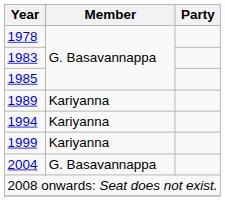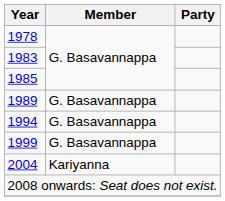(79, 100) Kariyanna -> (102, 100) G. Basavannappa
(79, 121) Kariyanna -> (102, 121) G. Basavannappa
(79, 143) Kariyanna -> (102, 143) G. Basavannappa
(102, 164) G. Basavannappa -> (79, 164) Kariyanna
